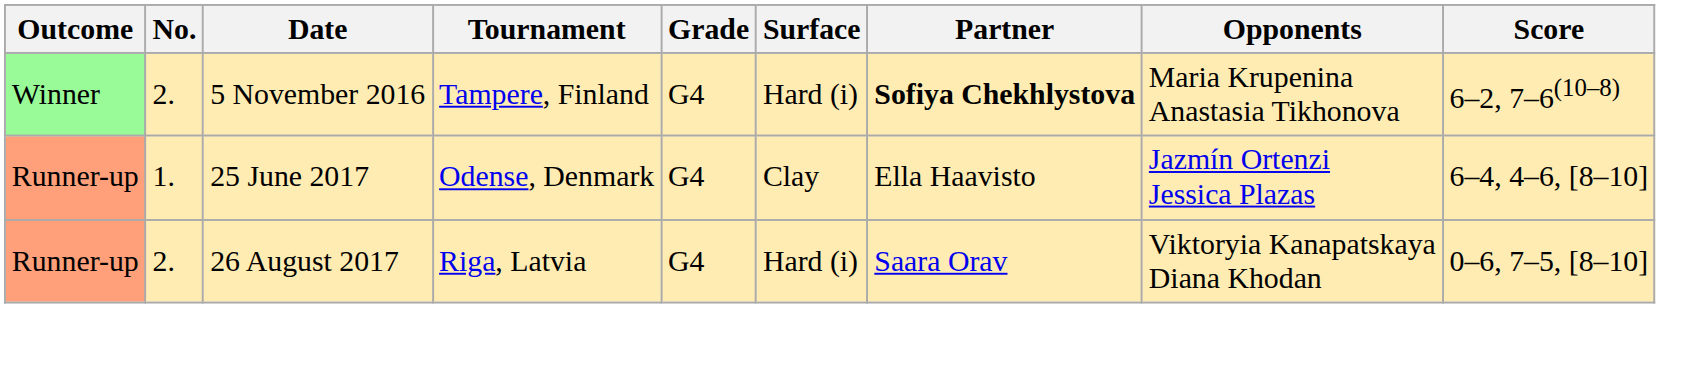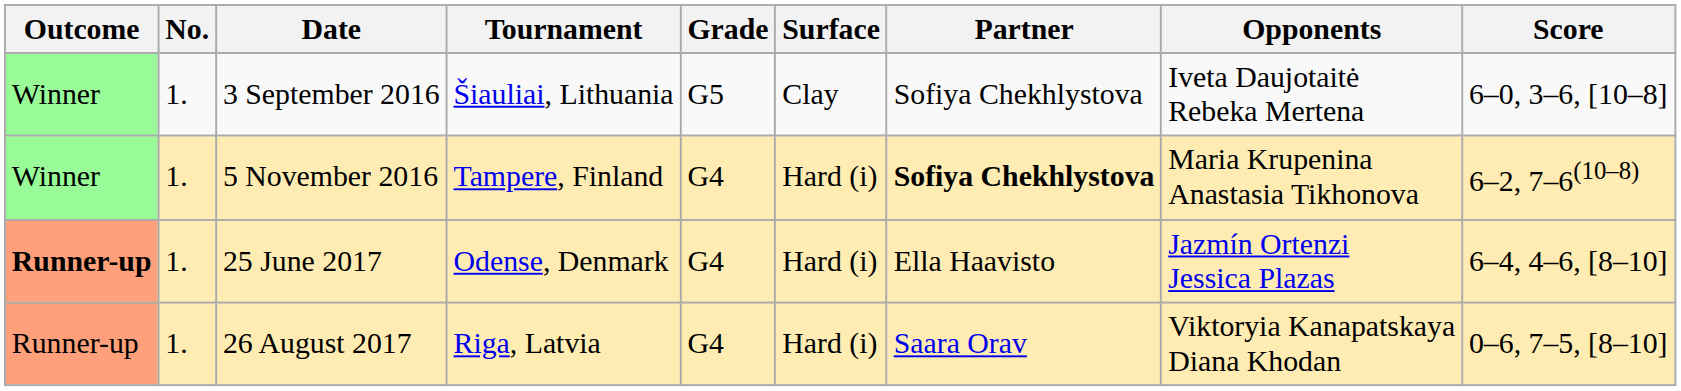+ row: (331, 93)
(164, 93) 2. -> (176, 176) 1.
(75, 176) normal -> (82, 259) bold
(791, 176) Clay -> (830, 259) Hard (i)
(164, 259) 2. -> (176, 342) 1.
